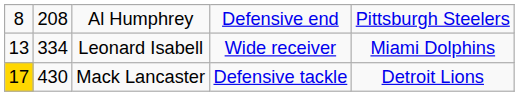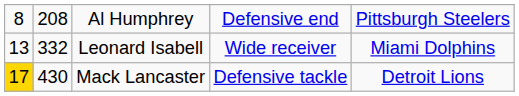(53, 47) 334 -> (53, 47) 332
